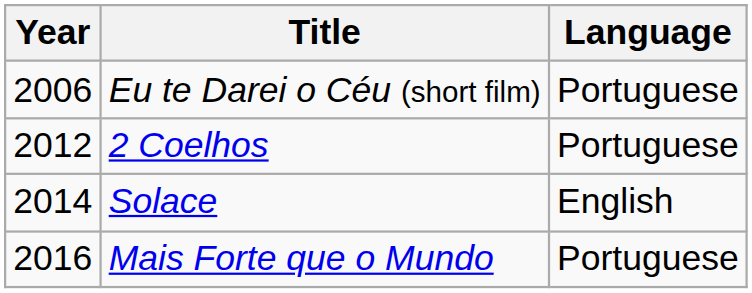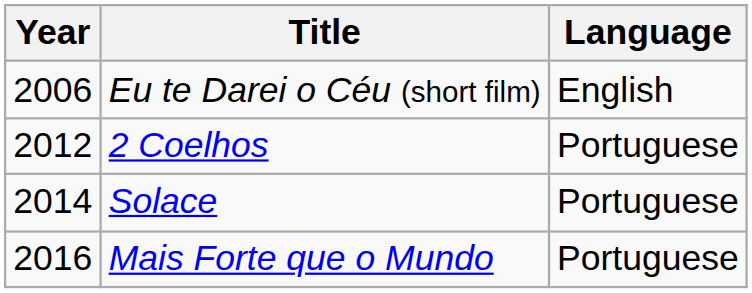(648, 88) Portuguese -> (615, 88) English
(615, 201) English -> (648, 201) Portuguese
